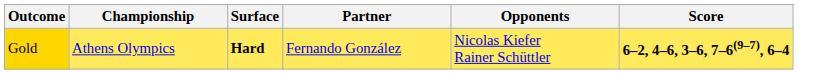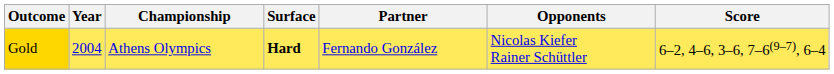+ column: (87, 15)
(706, 48) bold -> (742, 48) normal
